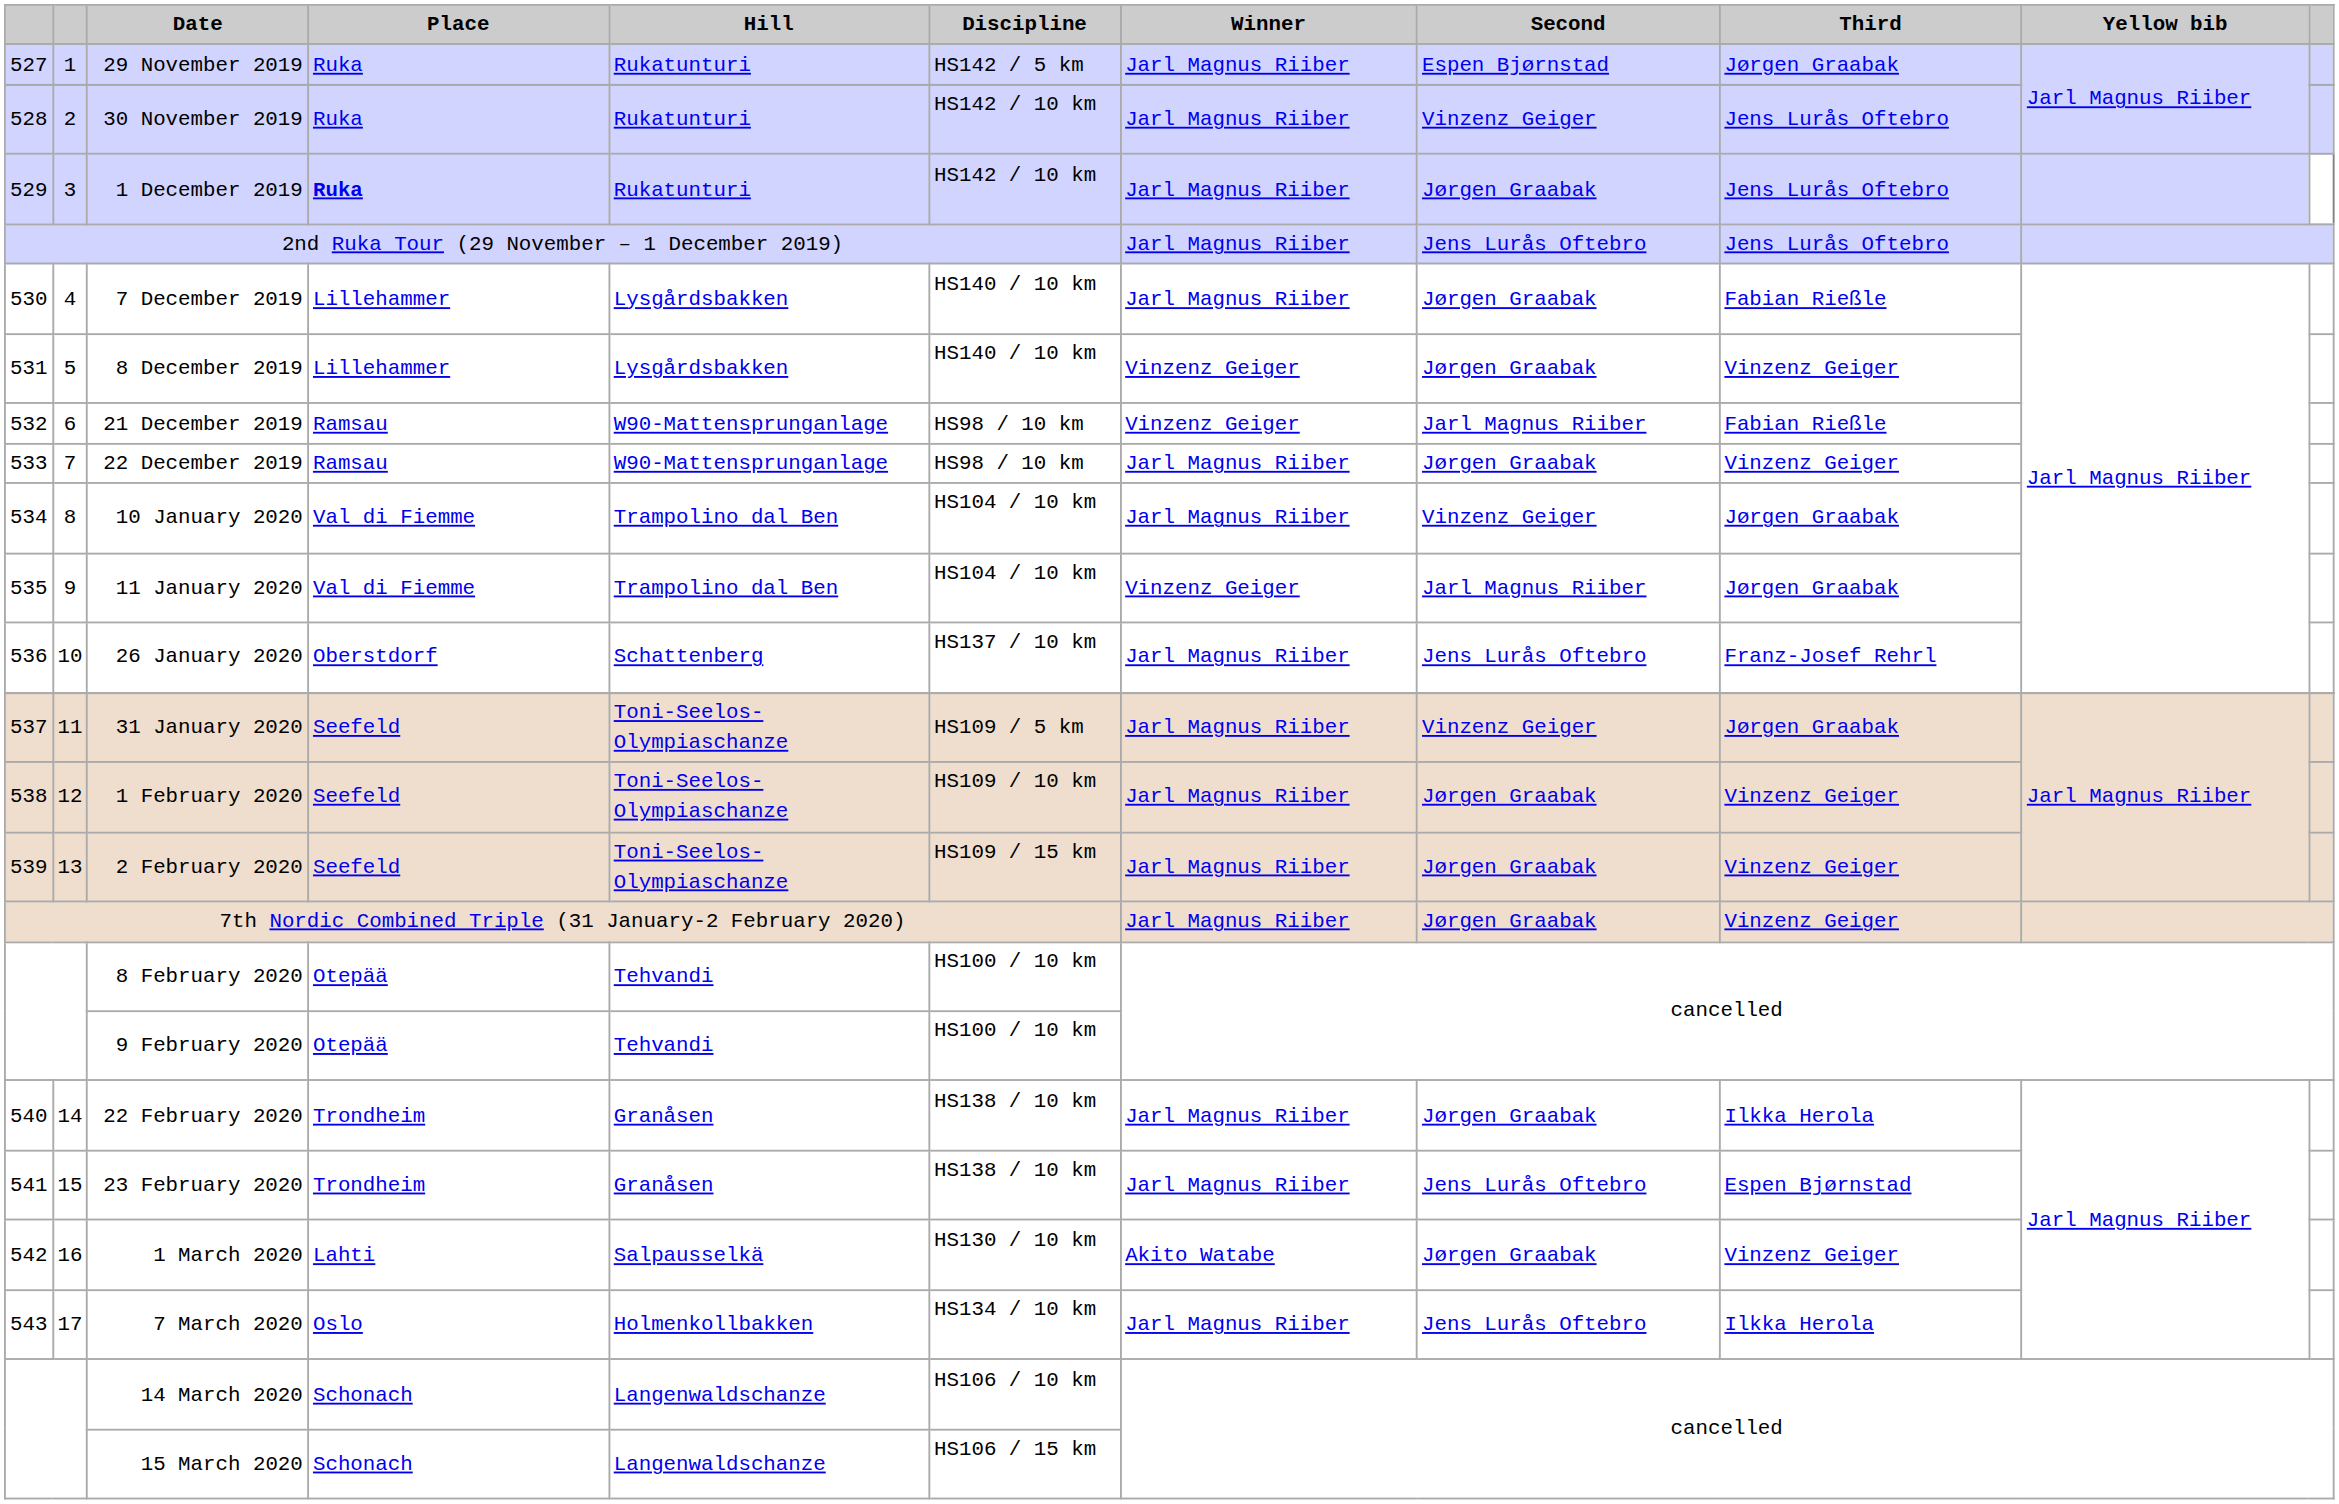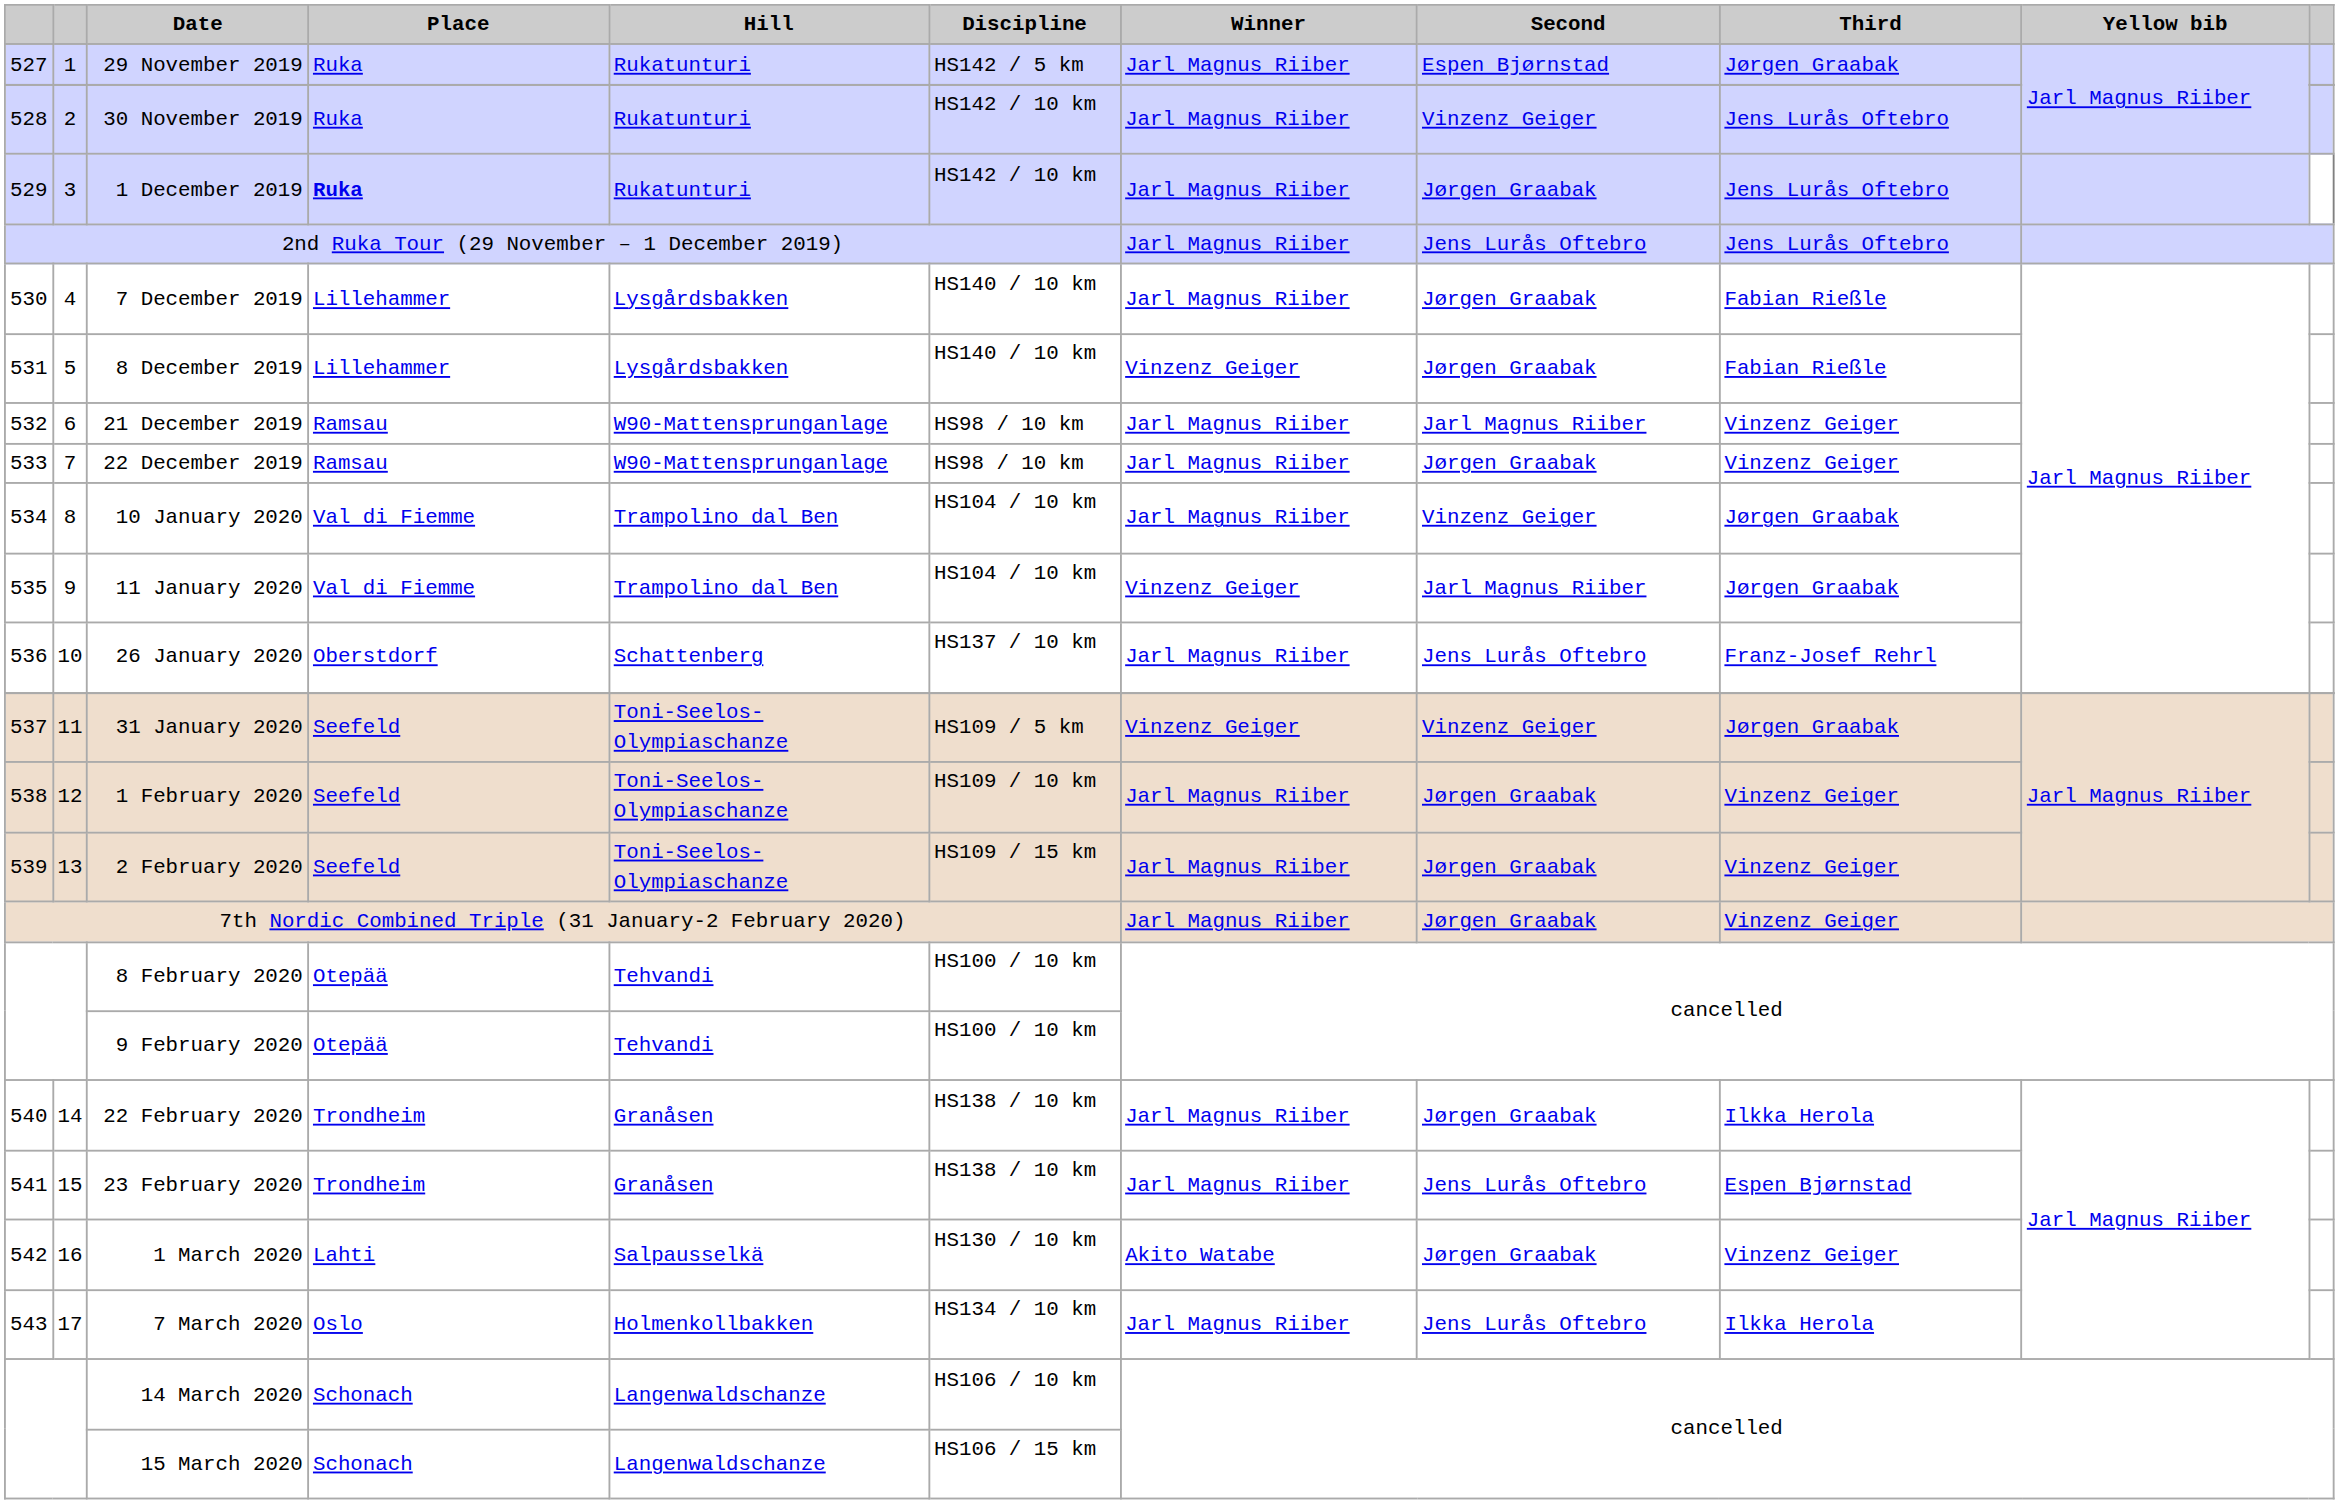(1812, 369) Vinzenz Geiger -> (1805, 369) Fabian Rießle
(1212, 424) Vinzenz Geiger -> (1237, 424) Jarl Magnus Riiber
(1805, 424) Fabian Rießle -> (1812, 424) Vinzenz Geiger
(1237, 727) Jarl Magnus Riiber -> (1212, 727) Vinzenz Geiger
